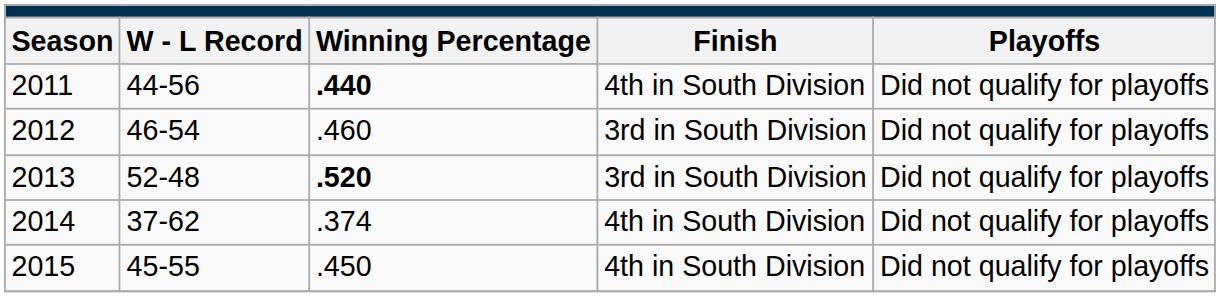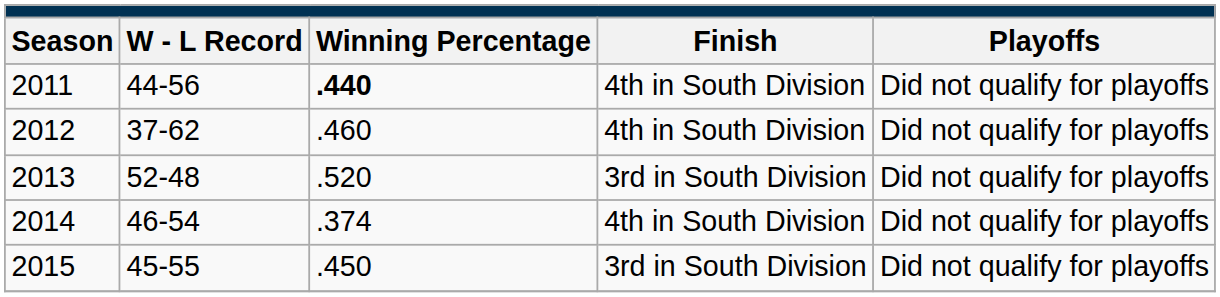(163, 131) 46-54 -> (163, 131) 37-62
(735, 131) 3rd in South Division -> (735, 131) 4th in South Division
(344, 176) bold -> (344, 176) normal
(163, 222) 37-62 -> (163, 222) 46-54
(735, 267) 4th in South Division -> (735, 267) 3rd in South Division
